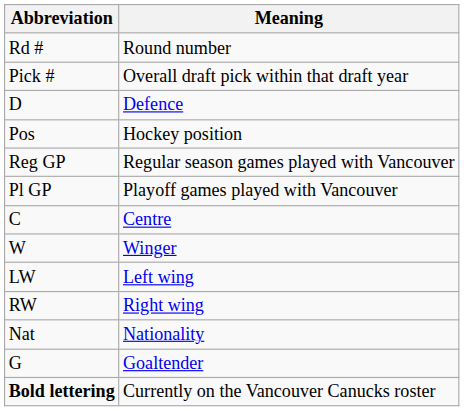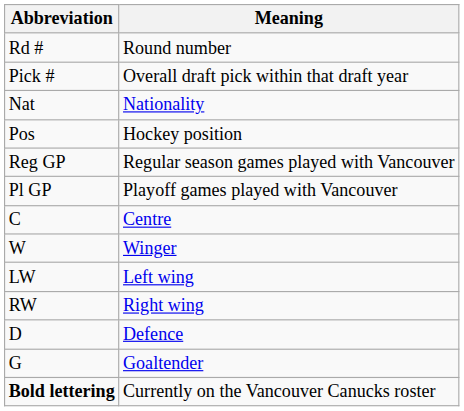rows swapped: (22, 334) <-> (15, 104)
